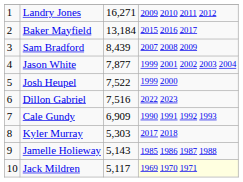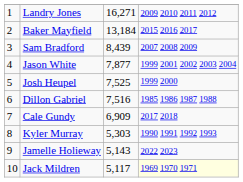(118, 82) 7,522 -> (118, 82) 7,525
(159, 99) 2022 2023 -> (179, 99) 1985 1986 1987 1988
(179, 116) 1990 1991 1992 1993 -> (159, 116) 2017 2018
(159, 133) 2017 2018 -> (179, 133) 1990 1991 1992 1993
(179, 151) 1985 1986 1987 1988 -> (159, 151) 2022 2023
